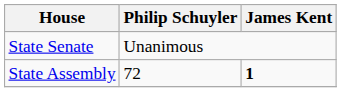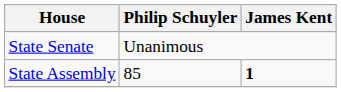(132, 73) 72 -> (132, 73) 85
